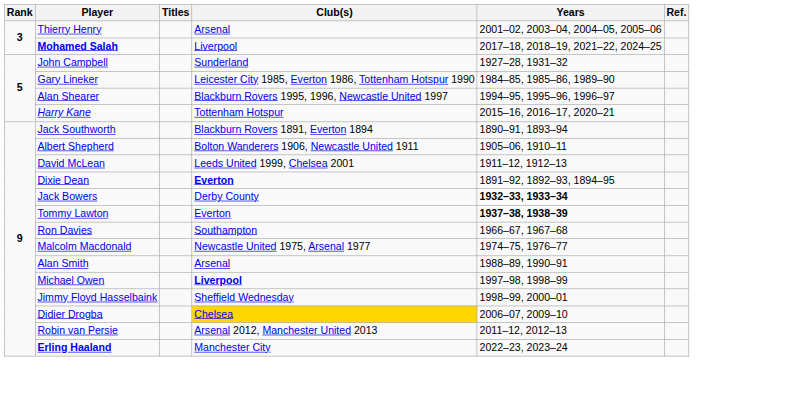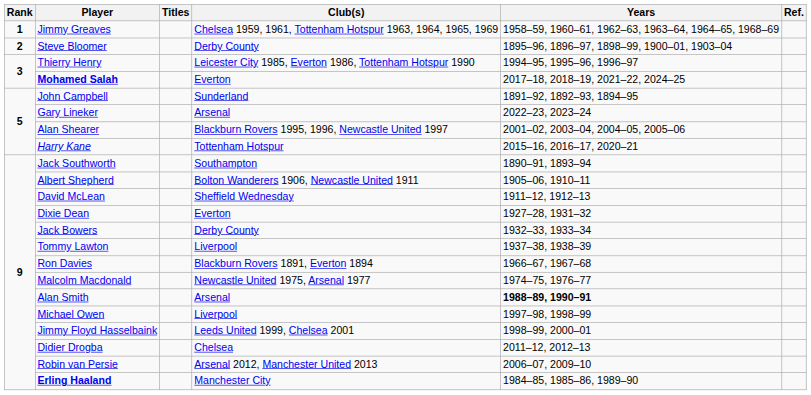+ row: (74, 29)
+ row: (72, 46)
(212, 29) Arsenal -> (335, 63) Leicester City 1985, Everton 1986, Tottenham Hotspur 1990
(571, 29) 2001–02, 2003–04, 2004–05, 2005–06 -> (571, 63) 1994–95, 1995–96, 1996–97
(216, 46) Liverpool -> (212, 79) Everton
(524, 63) 1927–28, 1931–32 -> (571, 96) 1891–92, 1892–93, 1894–95
(335, 79) Leicester City 1985, Everton 1986, Tottenham Hotspur 1990 -> (212, 113) Arsenal
(547, 79) 1984–85, 1985–86, 1989–90 -> (547, 113) 2022–23, 2023–24
(547, 96) 1994–95, 1995–96, 1996–97 -> (594, 130) 2001–02, 2003–04, 2004–05, 2005–06
(284, 130) Blackburn Rovers 1891, Everton 1894 -> (226, 163) Southampton
(274, 163) Leeds United 1999, Chelsea 2001 -> (244, 197) Sheffield Wednesday
(214, 180) bold -> (212, 213) normal
(547, 180) 1891–92, 1892–93, 1894–95 -> (547, 213) 1927–28, 1931–32
(524, 197) bold -> (547, 230) normal
(212, 213) Everton -> (216, 247) Liverpool
(524, 213) bold -> (547, 247) normal
(226, 230) Southampton -> (284, 264) Blackburn Rovers 1891, Everton 1894
(524, 264) normal -> (547, 297) bold
(218, 280) bold -> (216, 314) normal
(244, 297) Sheffield Wednesday -> (274, 331) Leeds United 1999, Chelsea 2001
(214, 314) gold background -> (214, 347) no background
(524, 314) 2006–07, 2009–10 -> (547, 347) 2011–12, 2012–13
(523, 331) 2011–12, 2012–13 -> (547, 364) 2006–07, 2009–10
(524, 347) 2022–23, 2023–24 -> (571, 381) 1984–85, 1985–86, 1989–90
